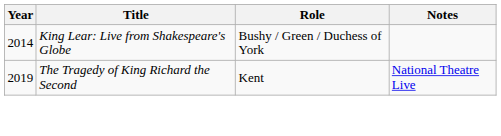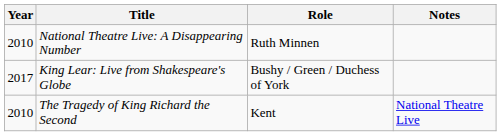+ row: (141, 42)
(20, 42) 2014 -> (20, 77) 2017
(20, 77) 2019 -> (20, 112) 2010
